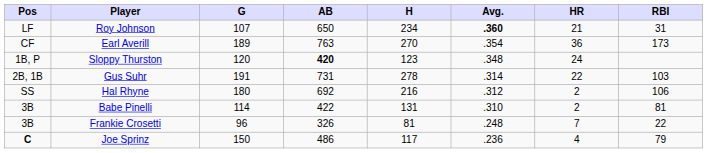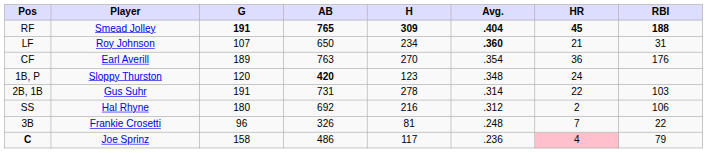+ row: (125, 28)
(661, 44) 173 -> (661, 60) 176
- row: (125, 108)
(242, 140) 150 -> (242, 140) 158
(577, 140) no background -> (577, 140) pink background
